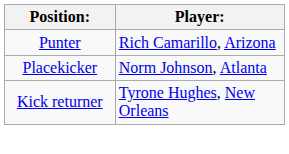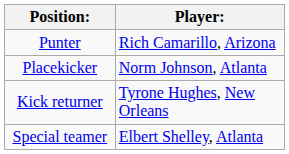+ row: (60, 136)
